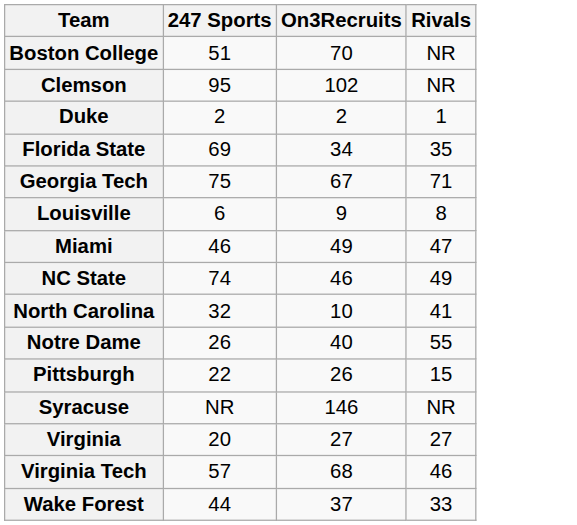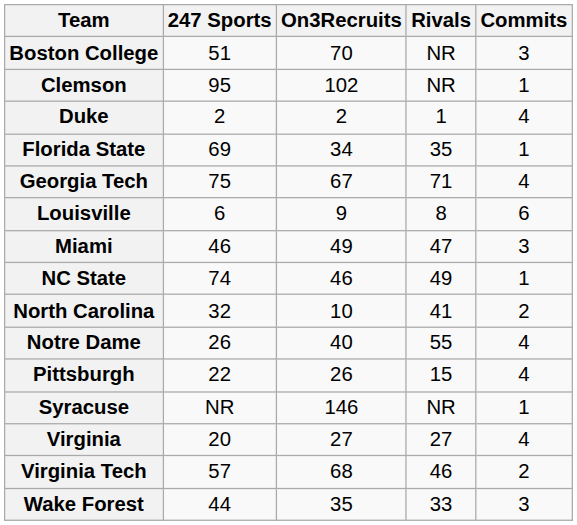+ column: (524, 20)
(341, 504) 37 -> (341, 504) 35
